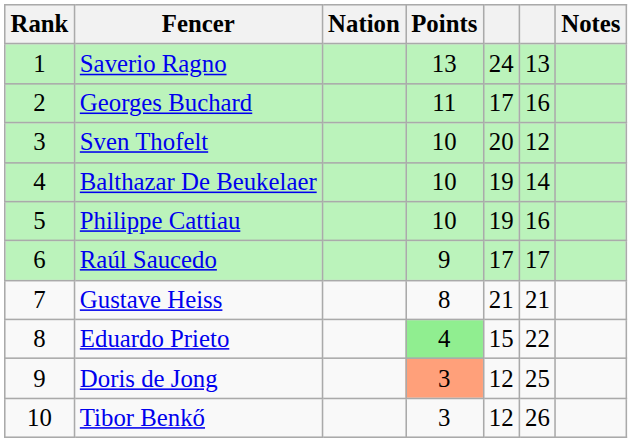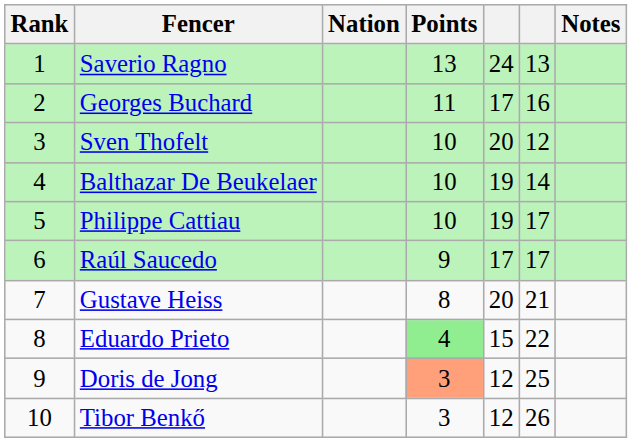(537, 220) 16 -> (537, 220) 17
(501, 299) 21 -> (501, 299) 20
